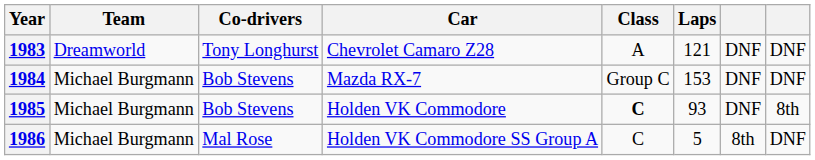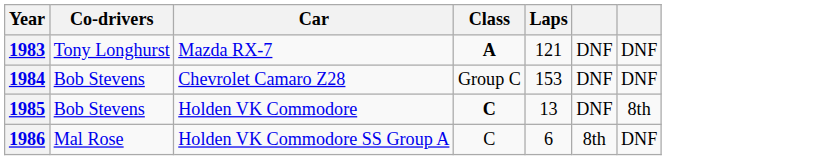- column: (124, 19)
(411, 49) Chevrolet Camaro Z28 -> (225, 49) Mazda RX-7
(638, 49) normal -> (489, 49) bold
(374, 79) Mazda RX-7 -> (262, 79) Chevrolet Camaro Z28
(697, 109) 93 -> (549, 109) 13
(697, 139) 5 -> (549, 139) 6
